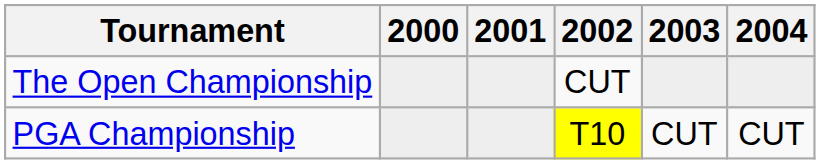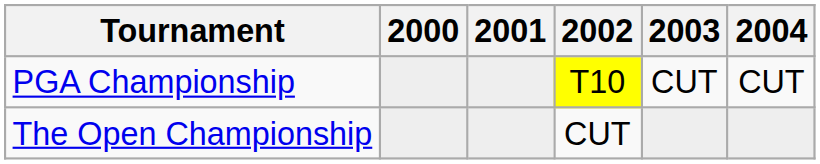rows swapped: (192, 82) <-> (154, 133)
